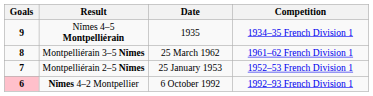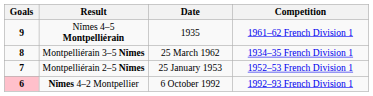(300, 32) 1934–35 French Division 1 -> (300, 32) 1961–62 French Division 1
(300, 53) 1961–62 French Division 1 -> (300, 53) 1934–35 French Division 1
